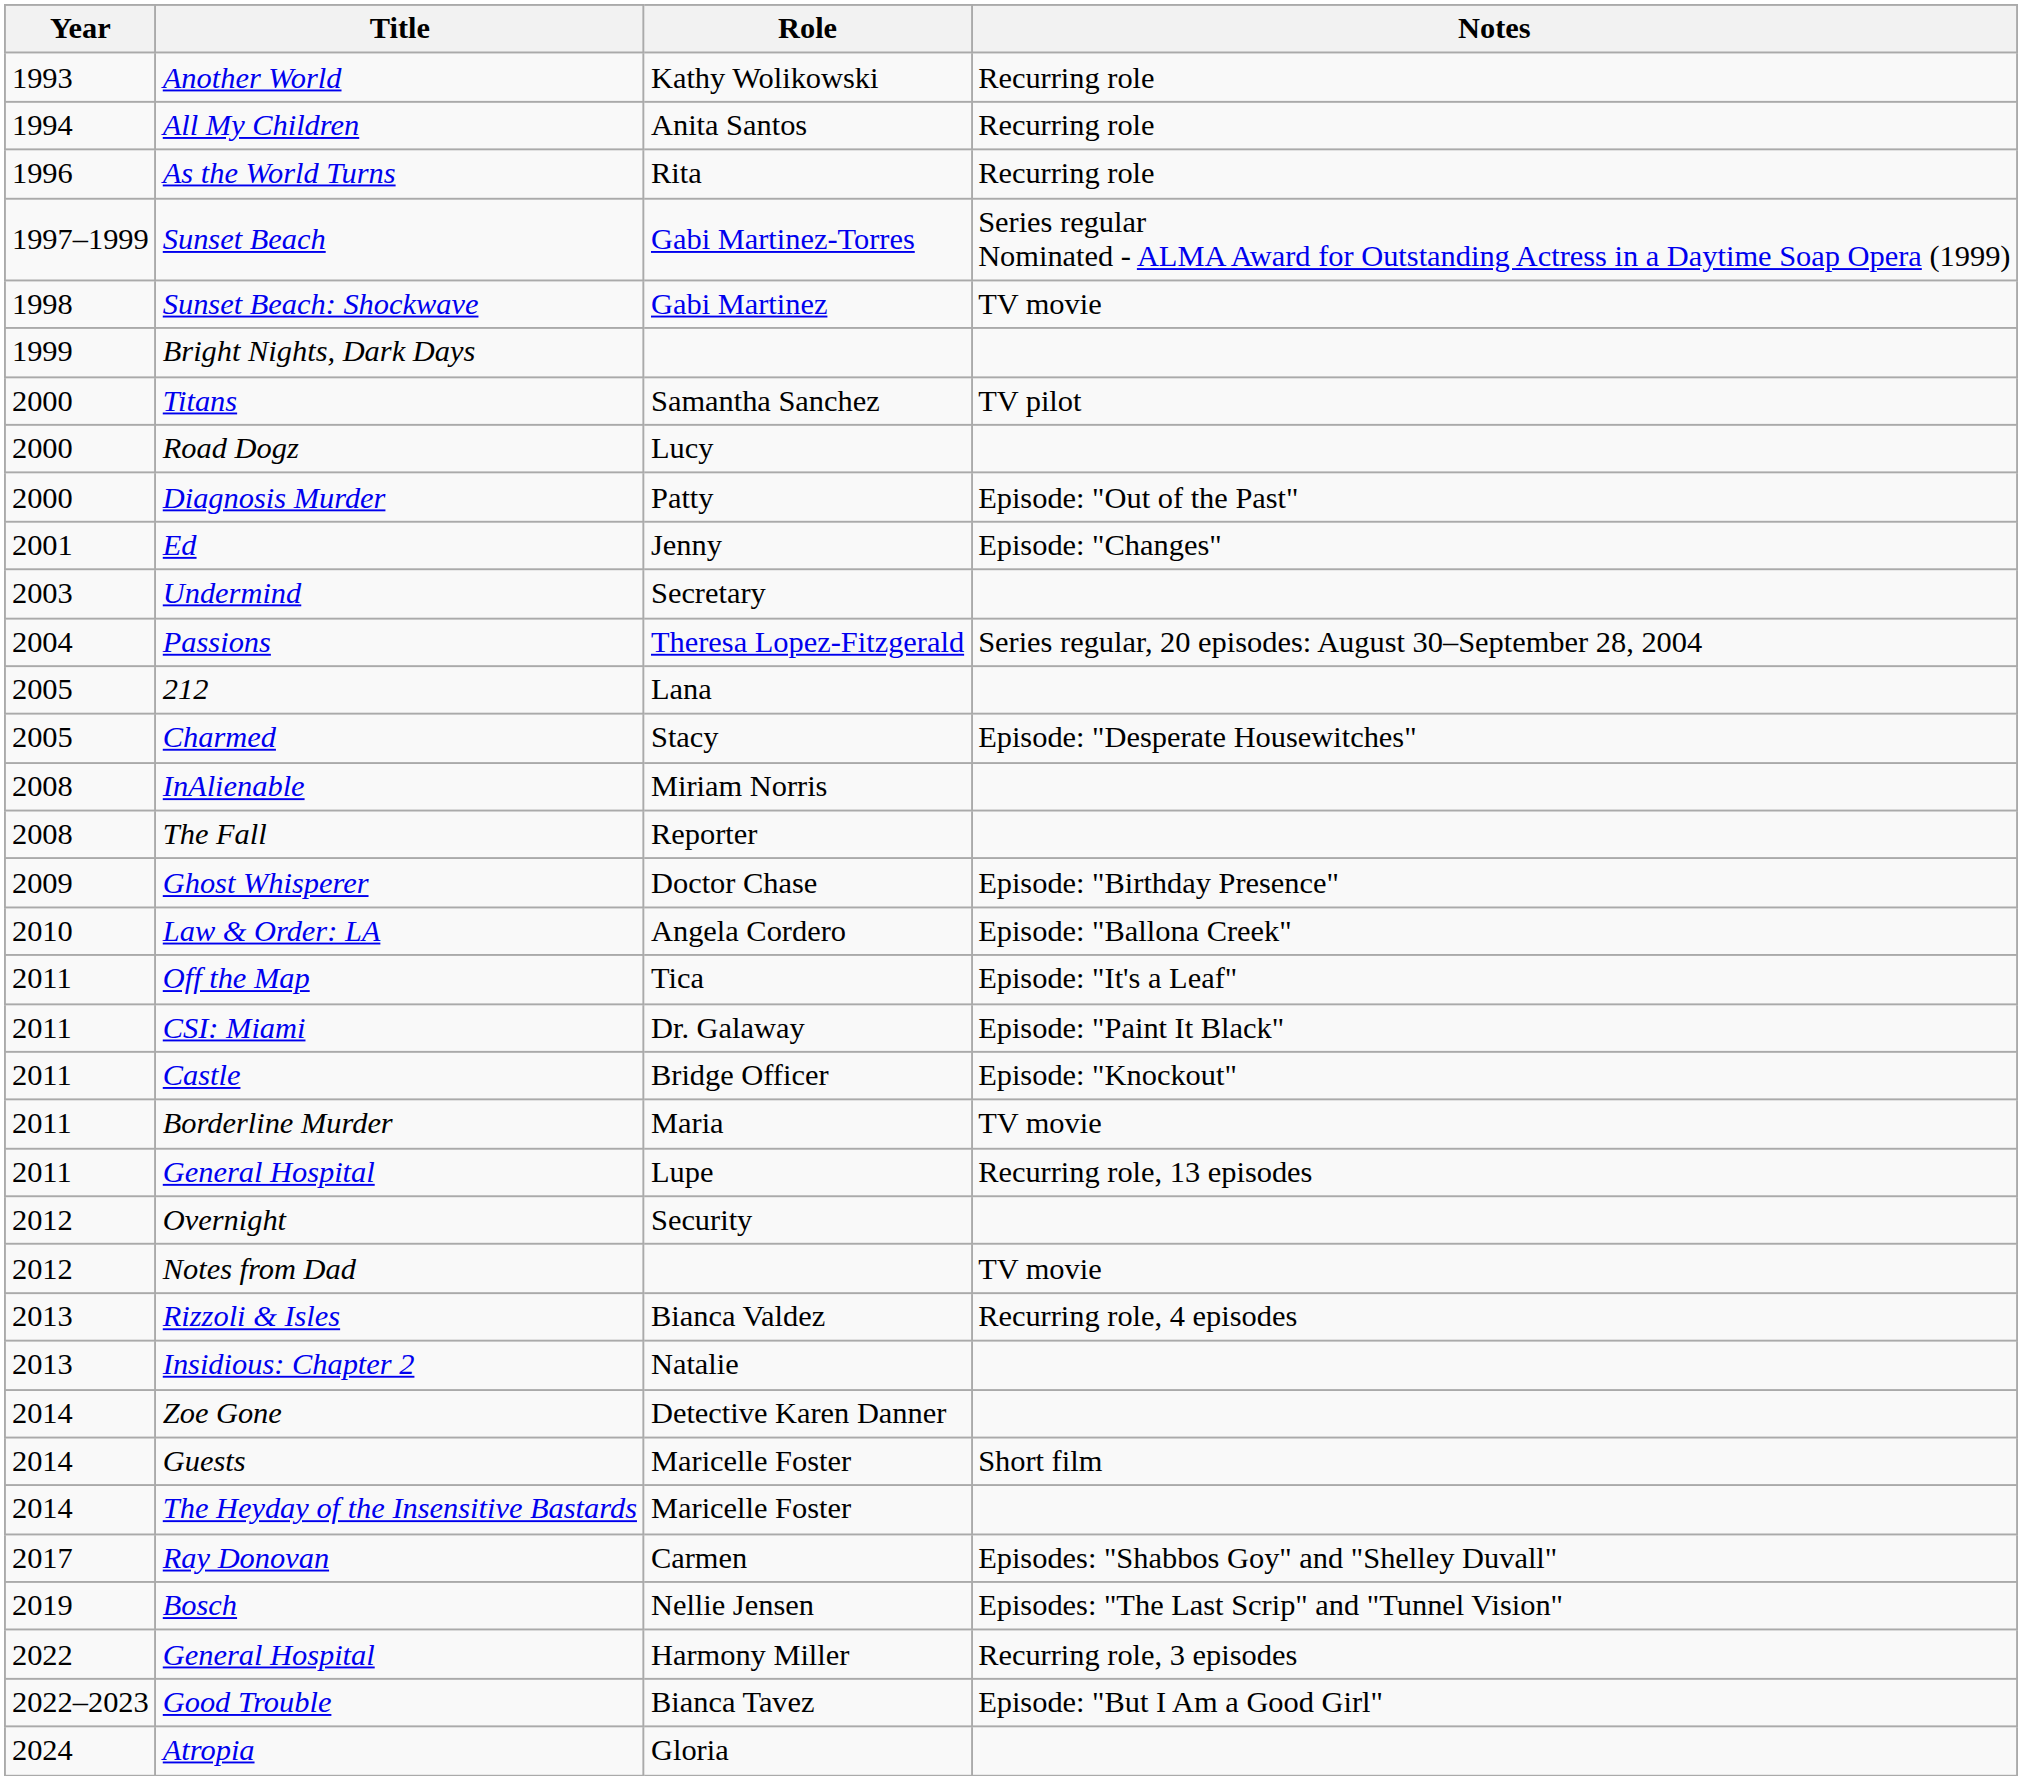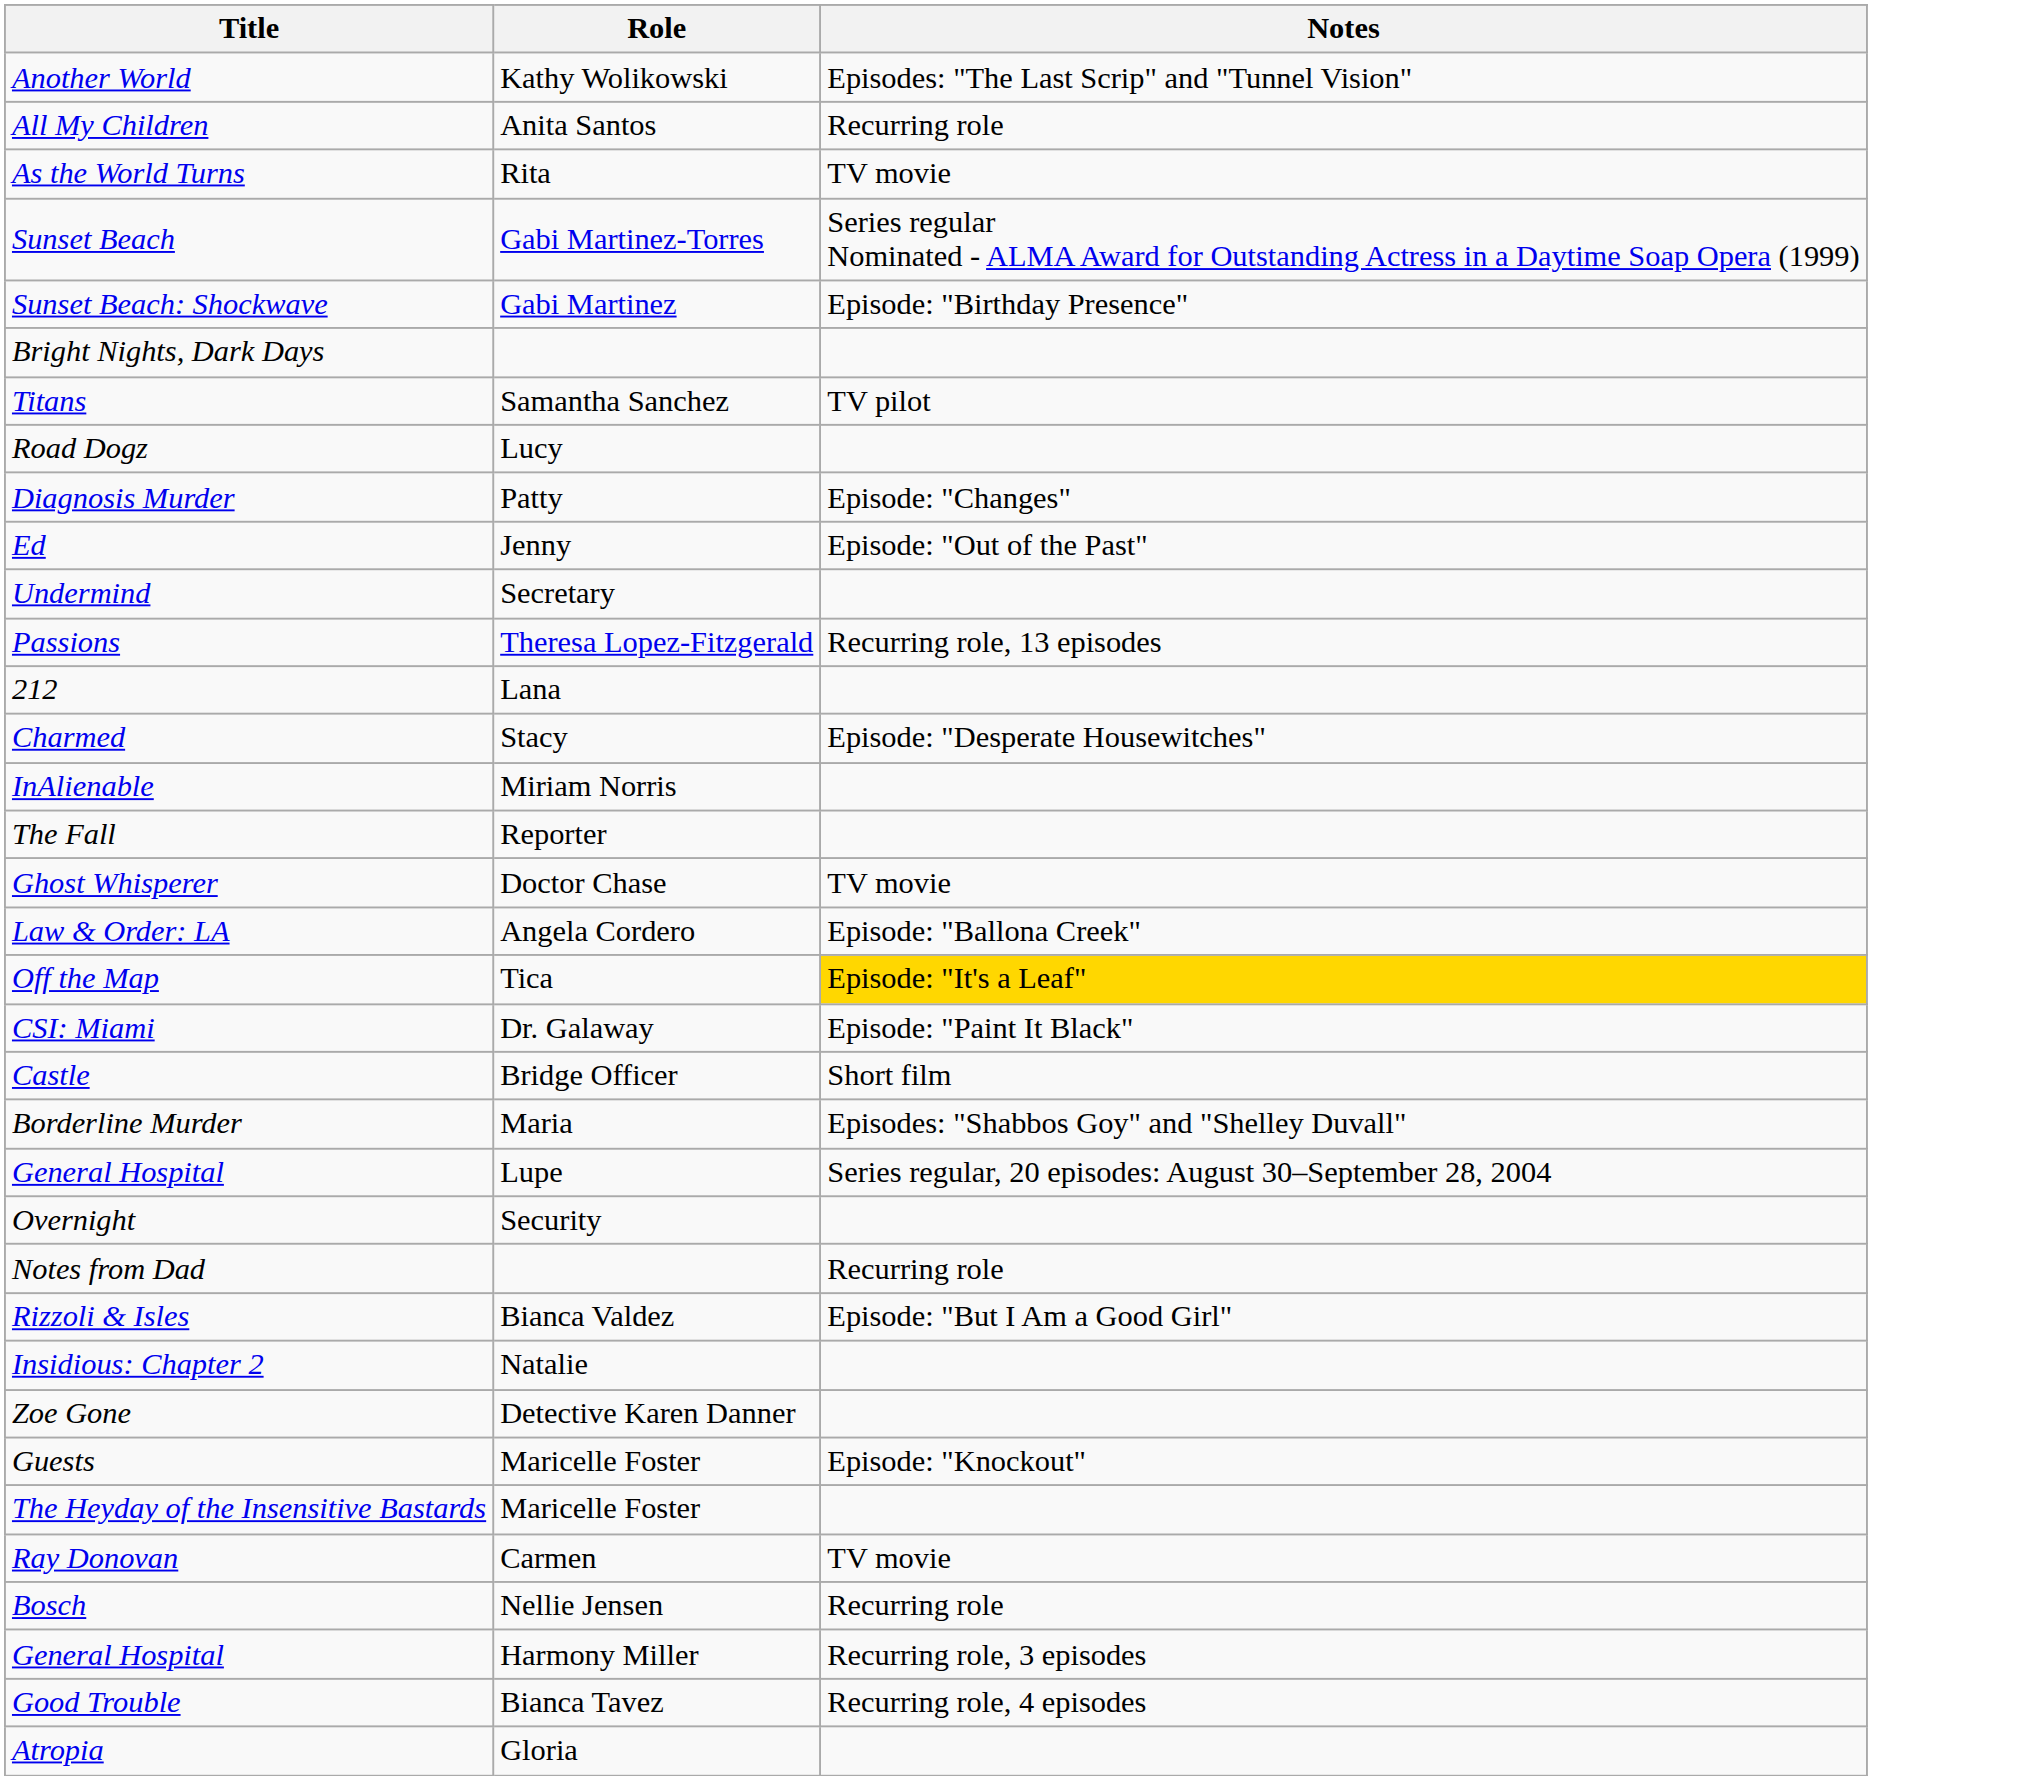- column: (80, 28)
(1066, 76) Recurring role -> (1120, 76) Episodes: "The Last Scrip" and "Tunnel Vision"
(1066, 173) Recurring role -> (889, 173) TV movie
(1040, 303) TV movie -> (1008, 303) Episode: "Birthday Presence"
(1138, 496) Episode: "Out of the Past" -> (949, 496) Episode: "Changes"
(1100, 544) Episode: "Changes" -> (988, 544) Episode: "Out of the Past"
(1340, 641) Series regular, 20 episodes: August 30–September 28, 2004 -> (994, 641) Recurring role, 13 episodes
(1159, 882) Episode: "Birthday Presence" -> (889, 882) TV movie
(1108, 978) no background -> (957, 978) gold background
(1107, 1075) Episode: "Knockout" -> (889, 1075) Short film
(1040, 1123) TV movie -> (1117, 1123) Episodes: "Shabbos Goy" and "Shelley Duvall"
(1145, 1171) Recurring role, 13 episodes -> (1189, 1171) Series regular, 20 episodes: August 30–September 28, 2004
(1040, 1268) TV movie -> (916, 1268) Recurring role
(1138, 1316) Recurring role, 4 episodes -> (1030, 1316) Episode: "But I Am a Good Girl"
(1040, 1460) Short film -> (957, 1460) Episode: "Knockout"
(1268, 1557) Episodes: "Shabbos Goy" and "Shelley Duvall" -> (889, 1557) TV movie
(1271, 1605) Episodes: "The Last Scrip" and "Tunnel Vision" -> (916, 1605) Recurring role
(1181, 1702) Episode: "But I Am a Good Girl" -> (987, 1702) Recurring role, 4 episodes
